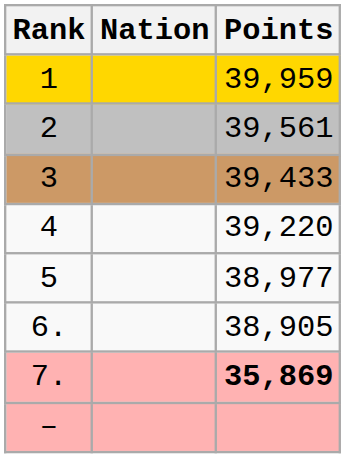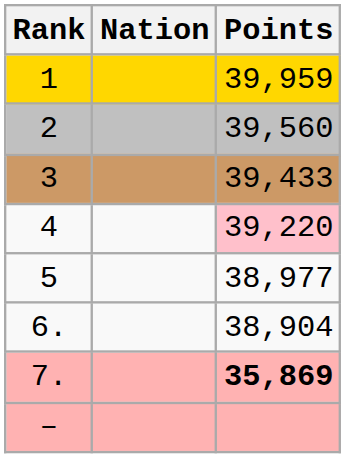(279, 129) 39,561 -> (279, 129) 39,560
(279, 228) no background -> (279, 228) pink background
(279, 327) 38,905 -> (279, 327) 38,904
